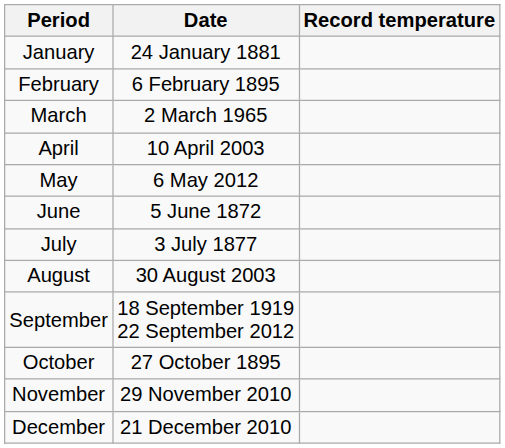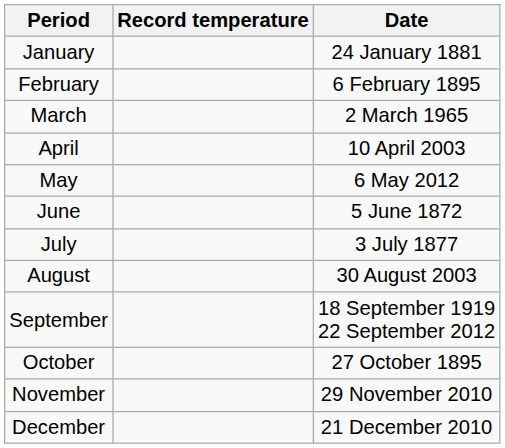columns swapped: (399, 20) <-> (206, 20)
